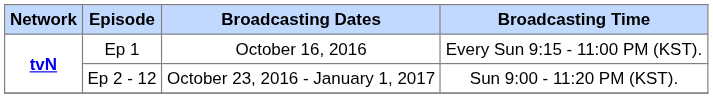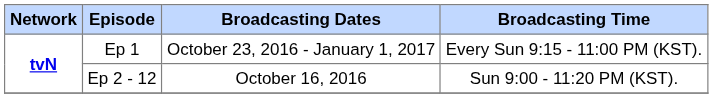(301, 49) October 16, 2016 -> (301, 49) October 23, 2016 - January 1, 2017
(301, 78) October 23, 2016 - January 1, 2017 -> (301, 78) October 16, 2016
